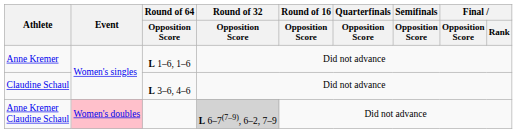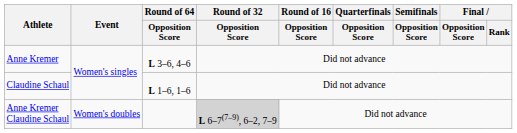(169, 65) L 1–6, 1–6 -> (169, 65) L 3–6, 4–6
(169, 91) L 3–6, 4–6 -> (169, 91) L 1–6, 1–6
(107, 114) pink background -> (107, 114) no background
